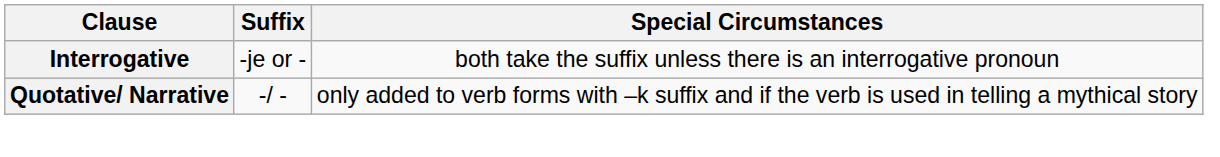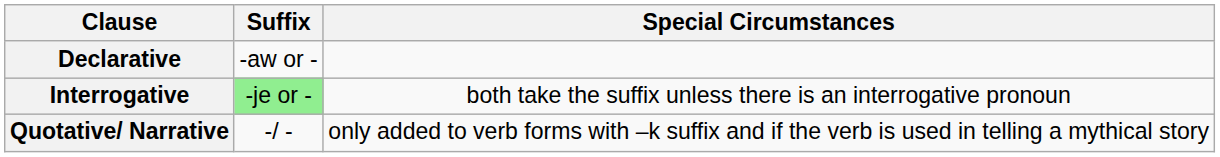+ row: (120, 59)
(273, 59) no background -> (279, 95) lightgreen background
